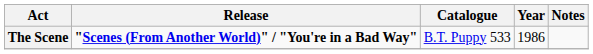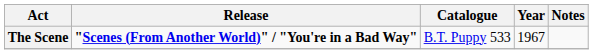(531, 37) 1986 -> (531, 37) 1967
